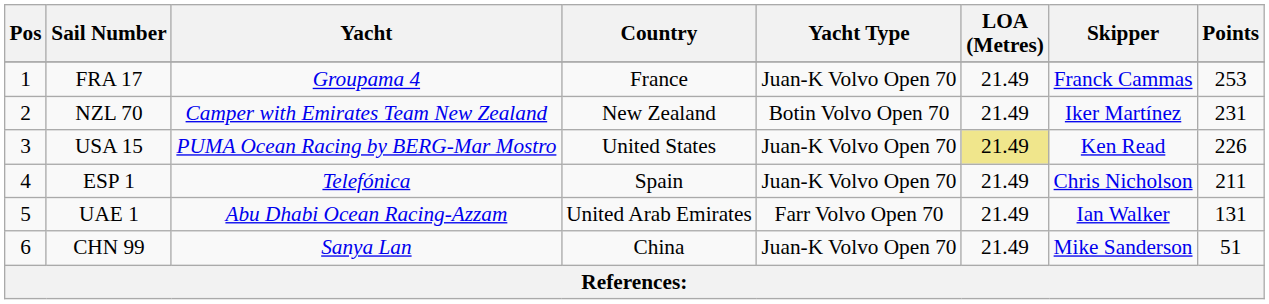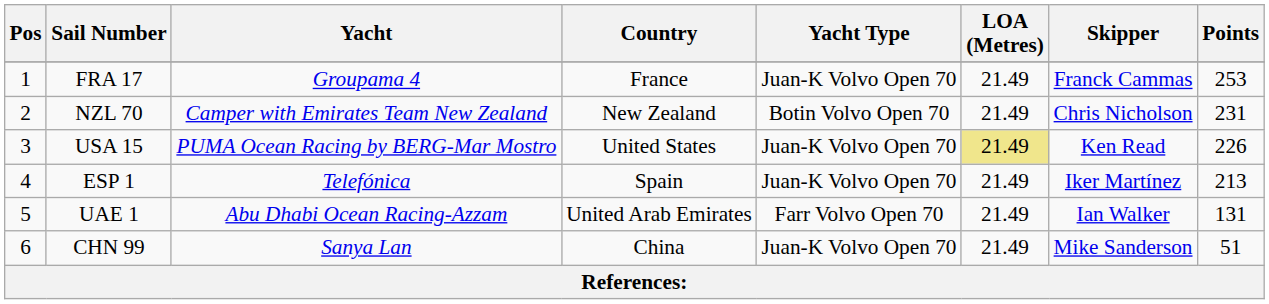(1123, 112) Iker Martínez -> (1123, 112) Chris Nicholson
(1123, 180) Chris Nicholson -> (1123, 180) Iker Martínez
(1231, 180) 211 -> (1231, 180) 213
